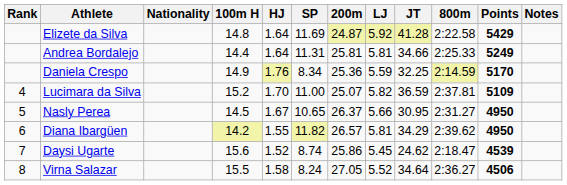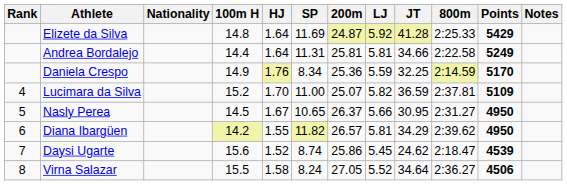(455, 33) 2:22.58 -> (455, 33) 2:25.33
(455, 53) 2:25.33 -> (455, 53) 2:22.58
